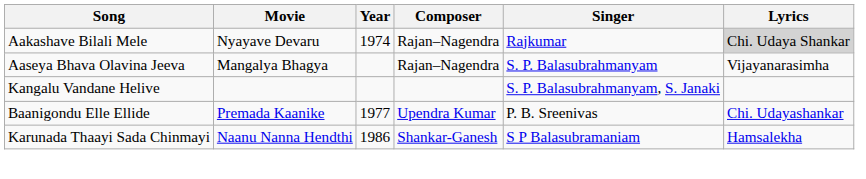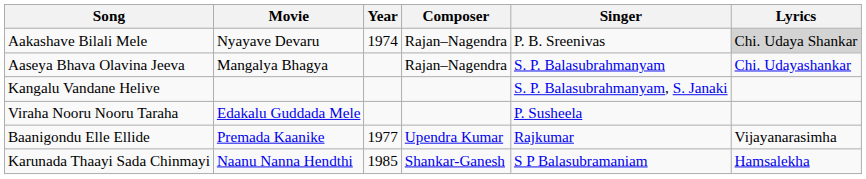(536, 40) Rajkumar -> (560, 40) P. B. Sreenivas
(778, 64) Vijayanarasimha -> (793, 64) Chi. Udayashankar
+ row: (93, 112)
(552, 112) P. B. Sreenivas -> (544, 137) Rajkumar
(785, 112) Chi. Udayashankar -> (786, 137) Vijayanarasimha
(375, 137) 1986 -> (383, 161) 1985
